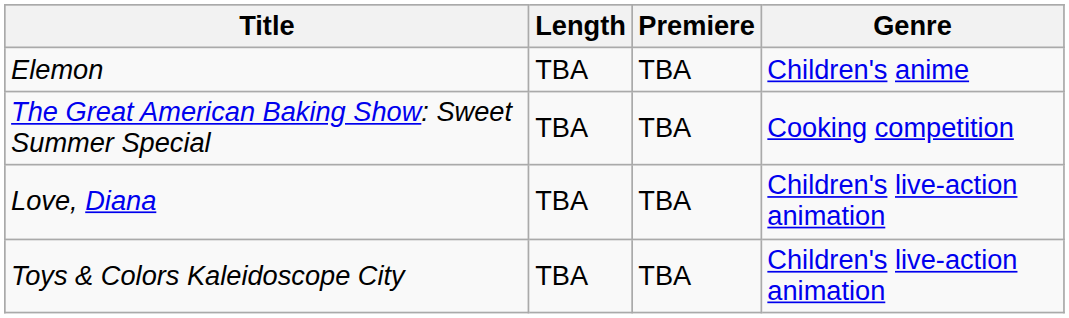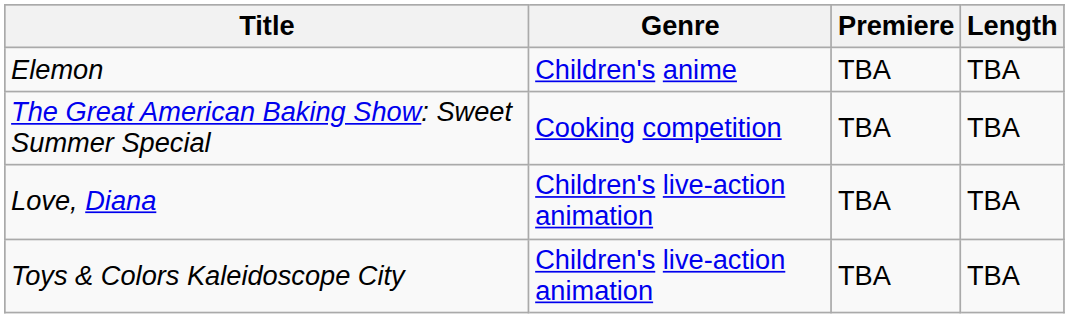columns swapped: (913, 26) <-> (580, 26)
